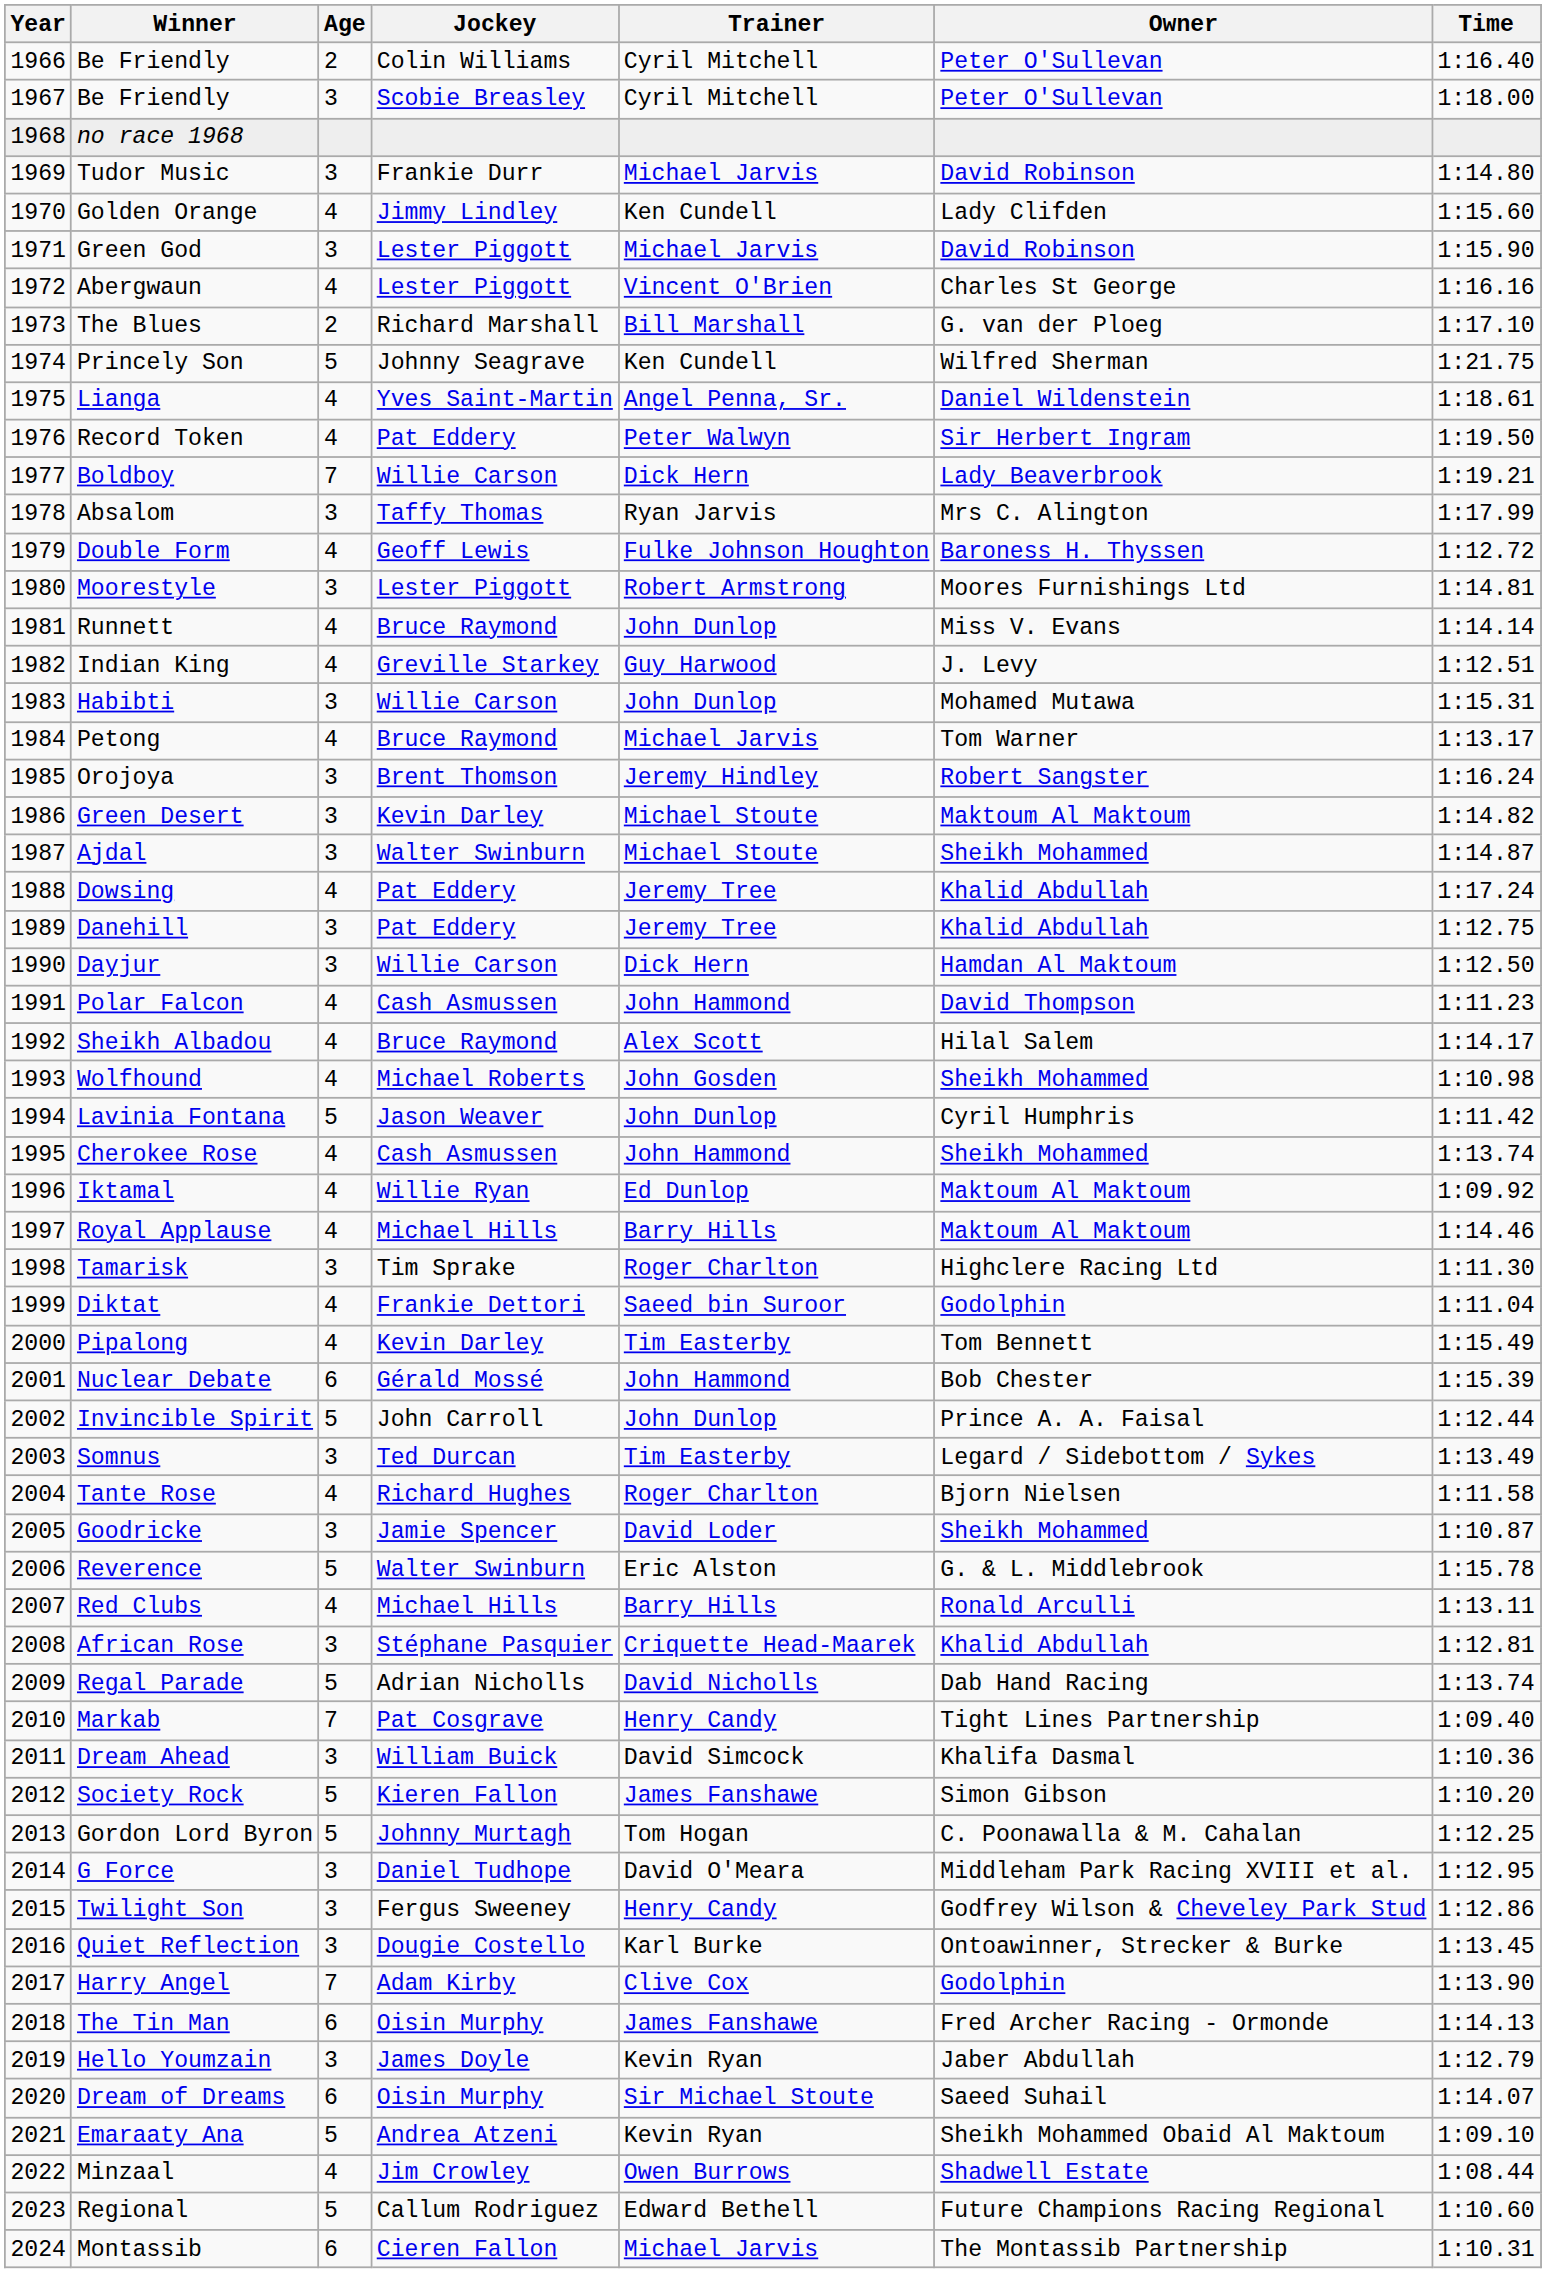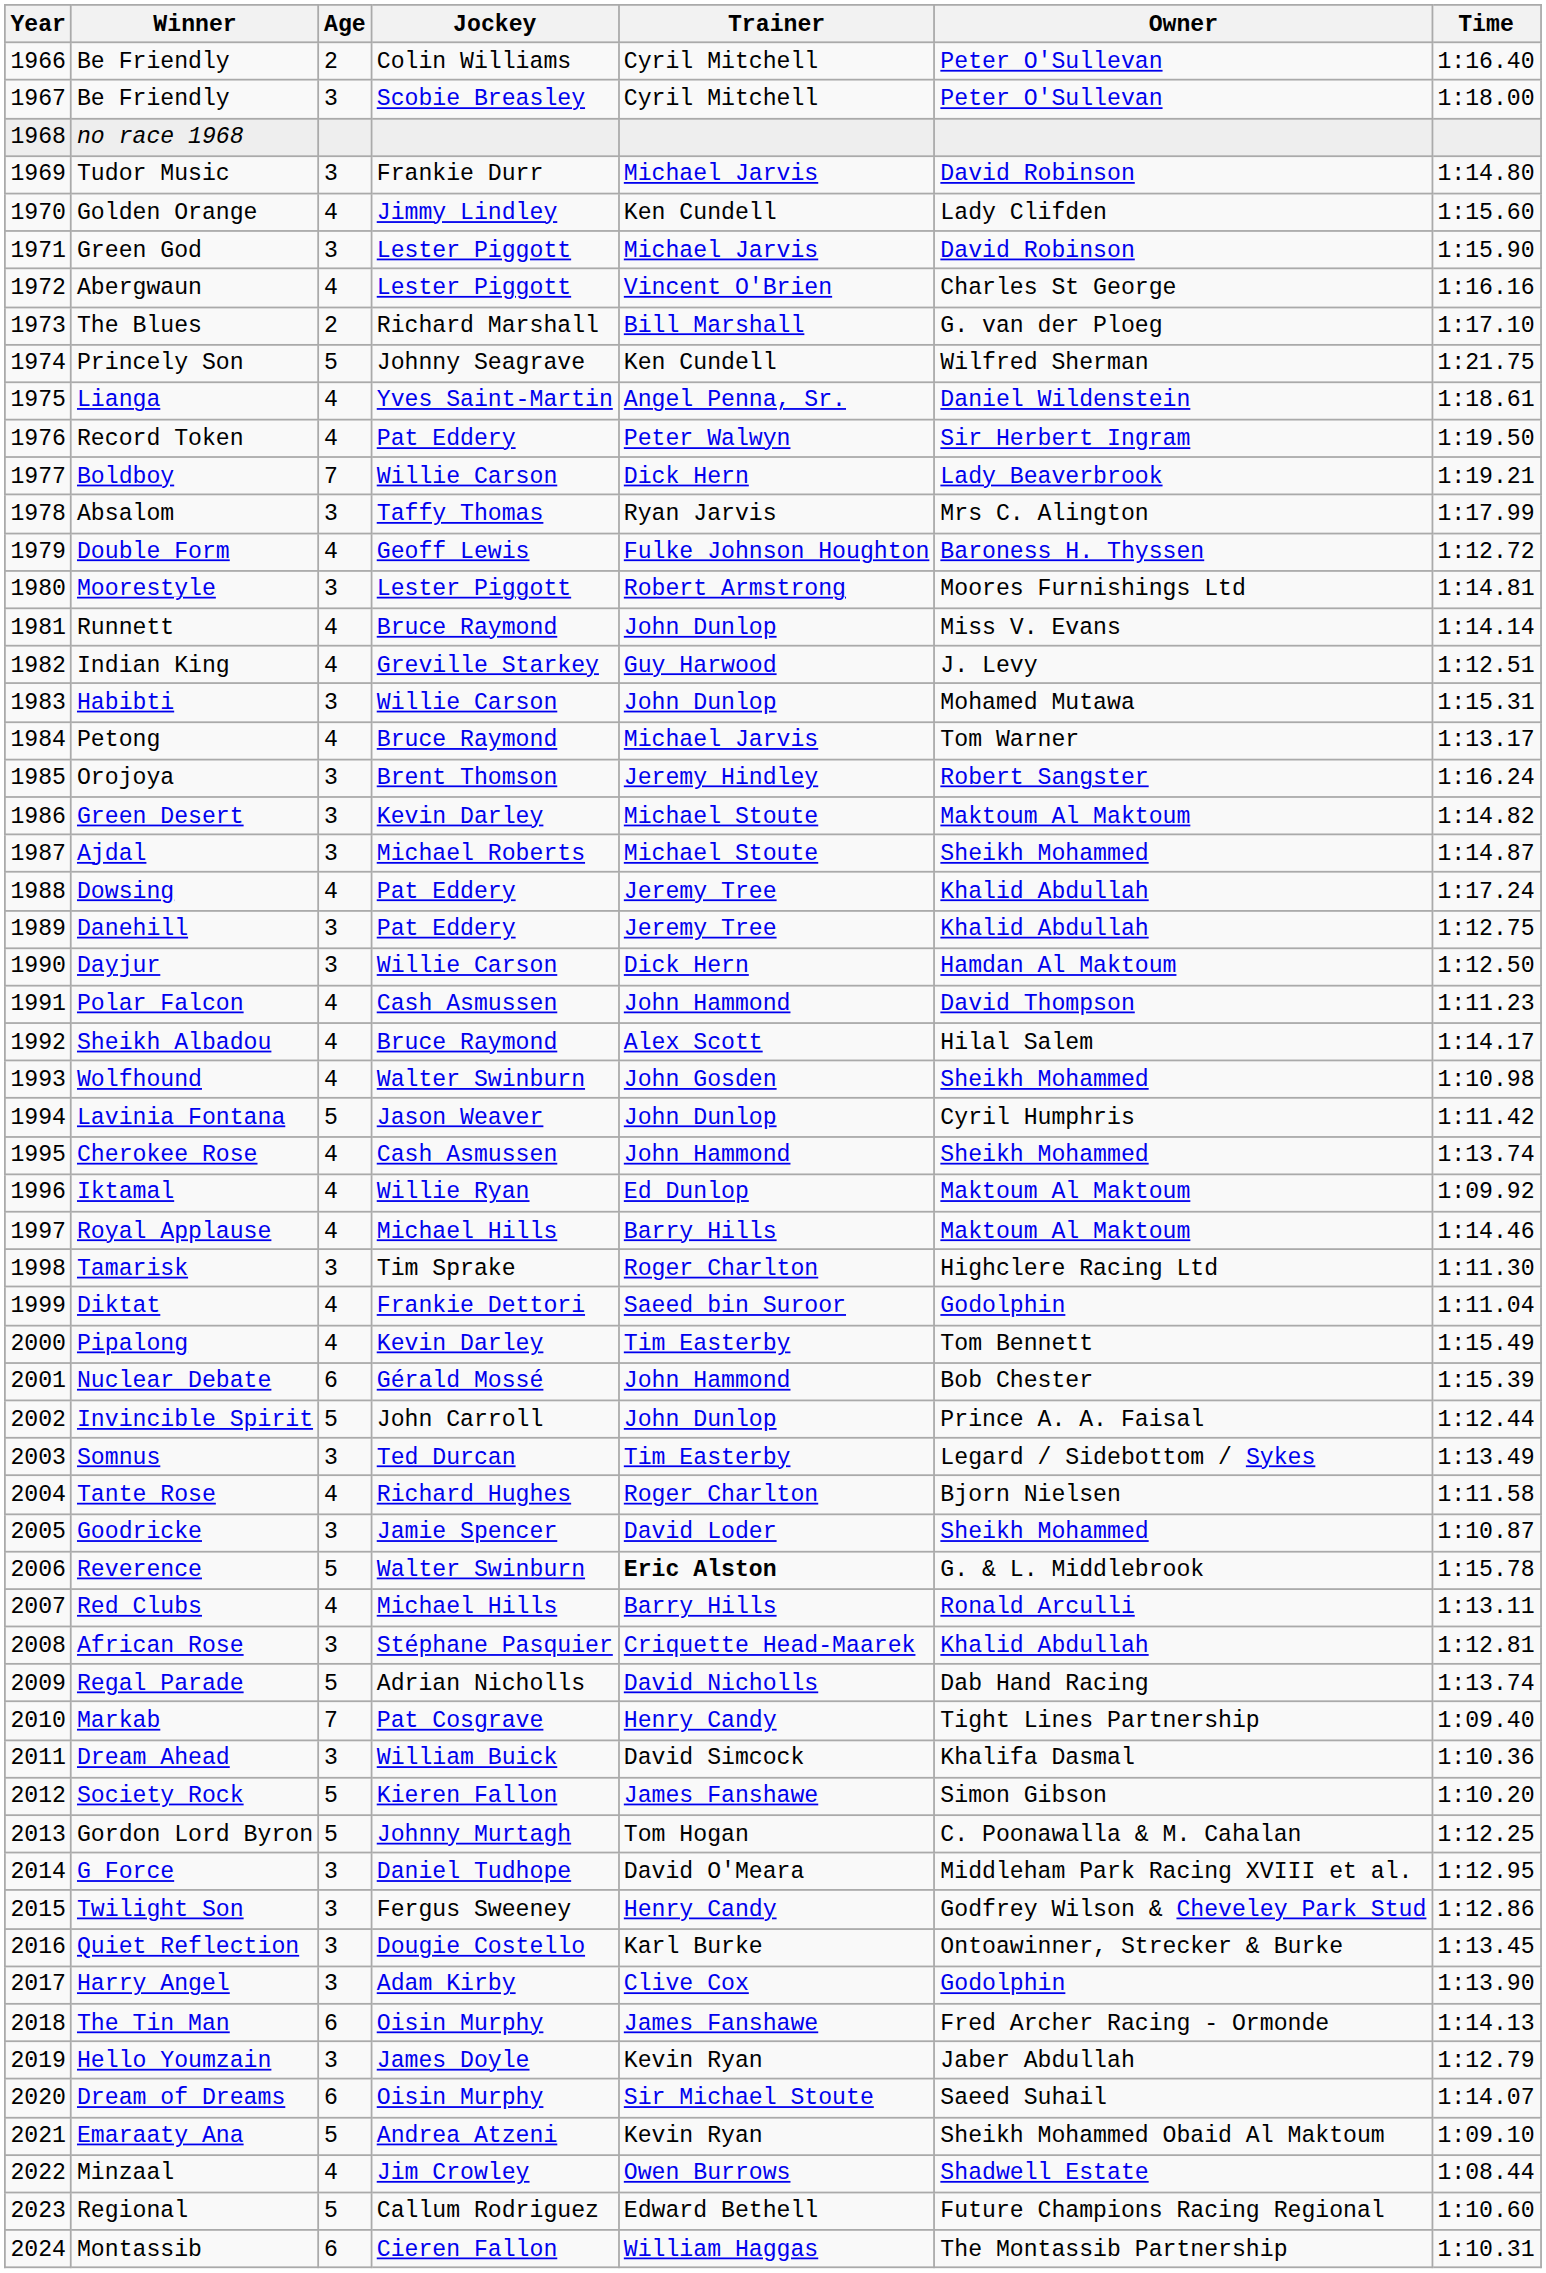(481, 853) Walter Swinburn -> (481, 853) Michael Roberts
(481, 1080) Michael Roberts -> (481, 1080) Walter Swinburn
(700, 1570) normal -> (700, 1570) bold
(331, 1985) 7 -> (331, 1985) 3
(721, 2249) Michael Jarvis -> (721, 2249) William Haggas
